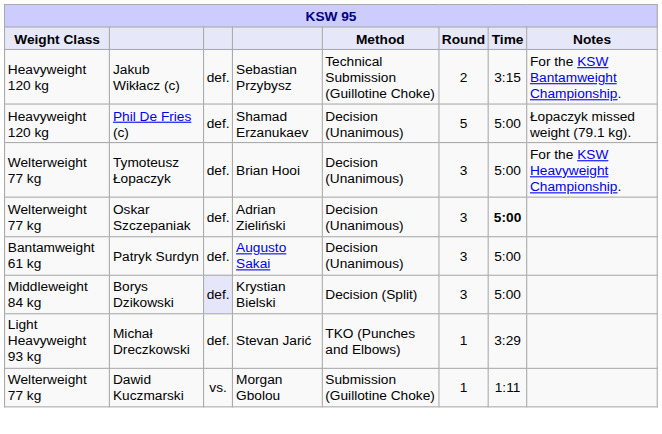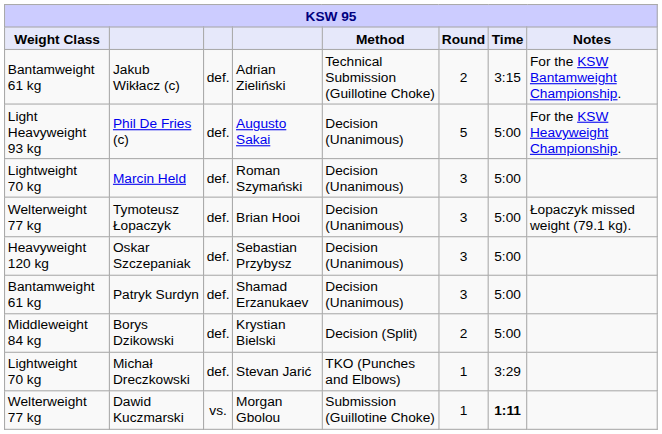(47, 77) Heavyweight 120 kg -> (51, 77) Bantamweight 61 kg
(266, 77) Sebastian Przybysz -> (261, 77) Adrian Zieliński
(47, 123) Heavyweight 120 kg -> (47, 131) Light Heavyweight 93 kg
(272, 123) Shamad Erzanukaev -> (261, 131) Augusto Sakai
(582, 123) Łopaczyk missed weight (79.1 kg). -> (576, 131) For the KSW Heavyweight Championship.
+ row: (149, 178)
(576, 170) For the KSW Heavyweight Championship. -> (582, 217) Łopaczyk missed weight (79.1 kg).
(47, 217) Welterweight 77 kg -> (47, 255) Heavyweight 120 kg
(261, 217) Adrian Zieliński -> (266, 255) Sebastian Przybysz
(508, 217) bold -> (508, 255) normal
(261, 255) Augusto Sakai -> (272, 294) Shamad Erzanukaev
(218, 294) lavender background -> (218, 333) no background
(464, 294) 3 -> (464, 333) 2
(47, 341) Light Heavyweight 93 kg -> (42, 371) Lightweight 70 kg
(508, 387) normal -> (508, 410) bold
